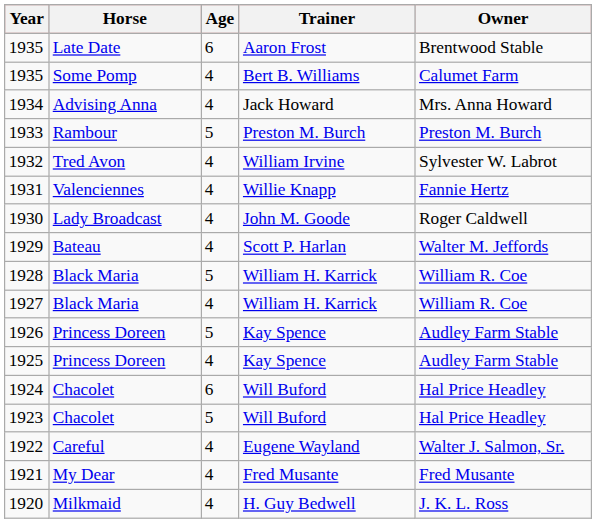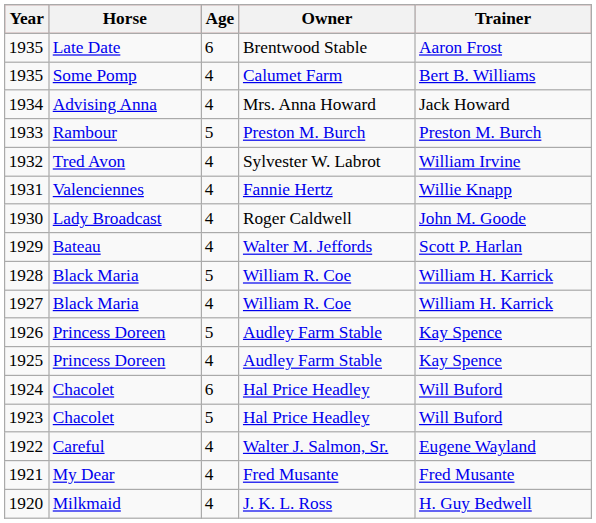columns swapped: (327, 19) <-> (503, 19)
